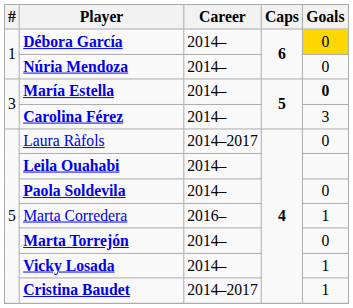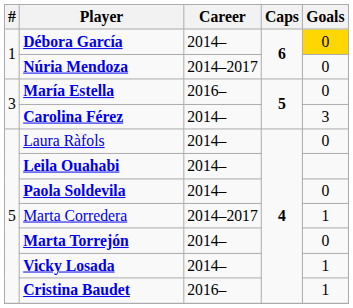(207, 66) 2014– -> (222, 66) 2014–2017
(207, 91) 2014– -> (207, 91) 2016–
(325, 91) bold -> (325, 91) normal
(222, 141) 2014–2017 -> (207, 141) 2014–
(207, 215) 2016– -> (222, 215) 2014–2017
(222, 290) 2014–2017 -> (207, 290) 2016–
